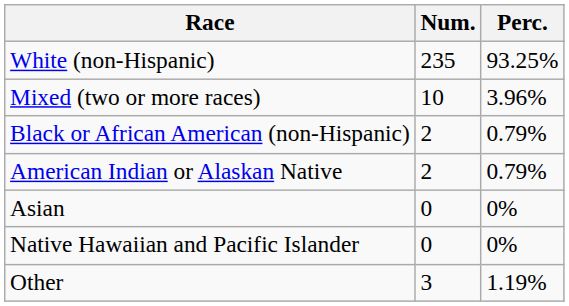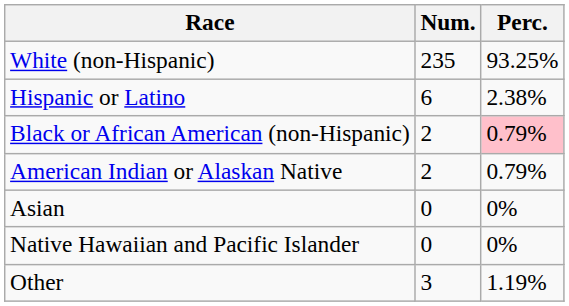- row: (135, 97)
+ row: (98, 97)
(517, 134) no background -> (517, 134) pink background
